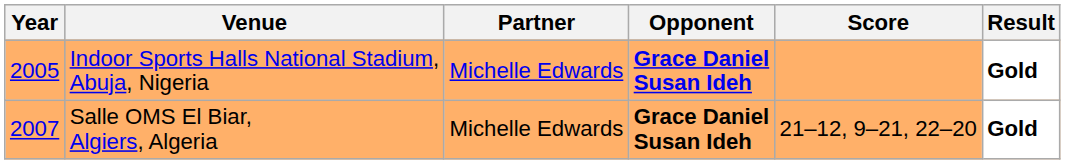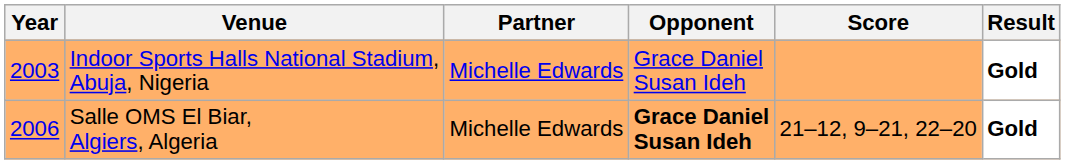(35, 70) 2005 -> (35, 70) 2003
(701, 70) bold -> (698, 70) normal
(35, 130) 2007 -> (35, 130) 2006
